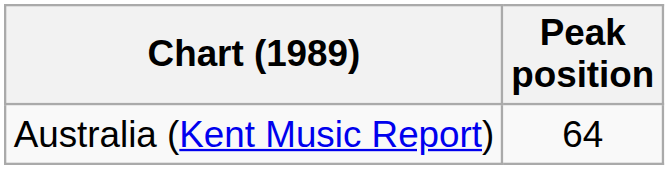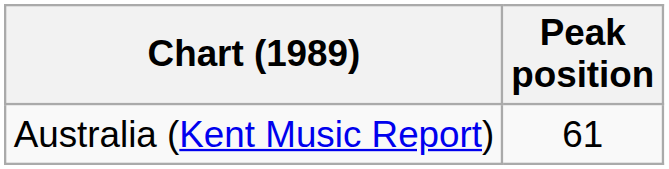(583, 133) 64 -> (583, 133) 61
